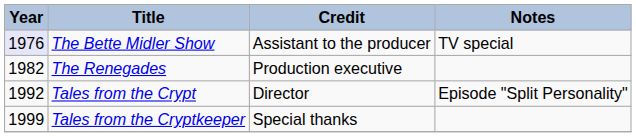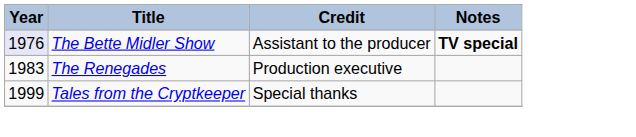(476, 43) normal -> (478, 43) bold
(26, 68) 1982 -> (26, 68) 1983
- row: (124, 94)
